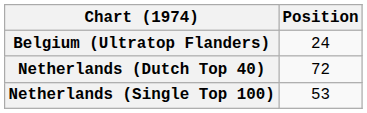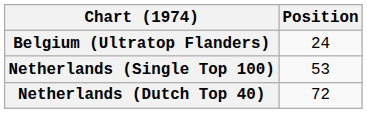rows swapped: (142, 69) <-> (142, 95)
